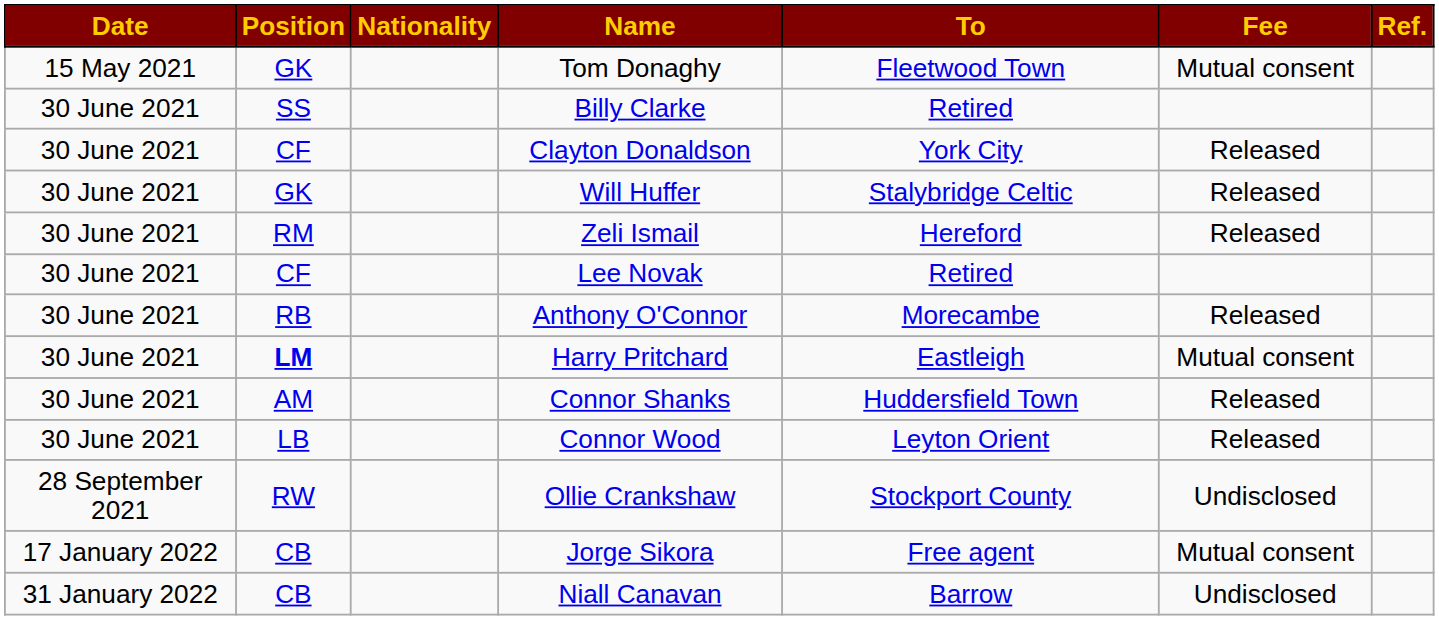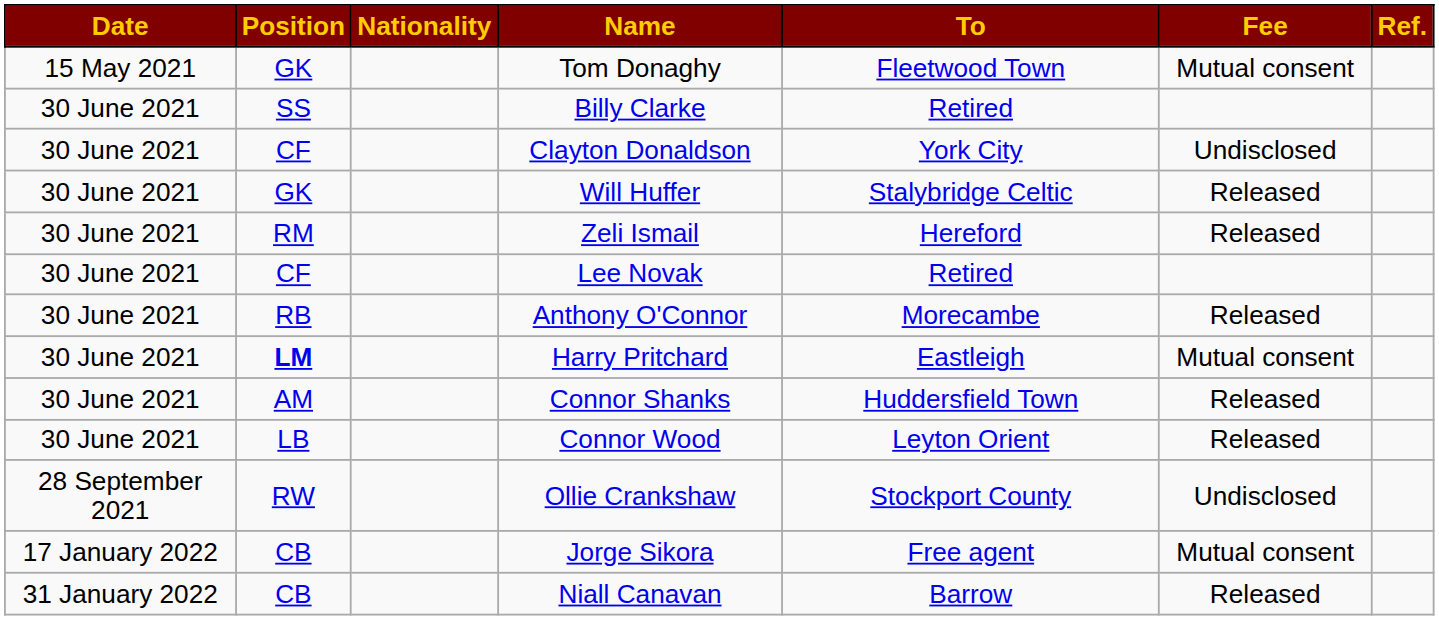(1265, 150) Released -> (1265, 150) Undisclosed
(1265, 593) Undisclosed -> (1265, 593) Released
